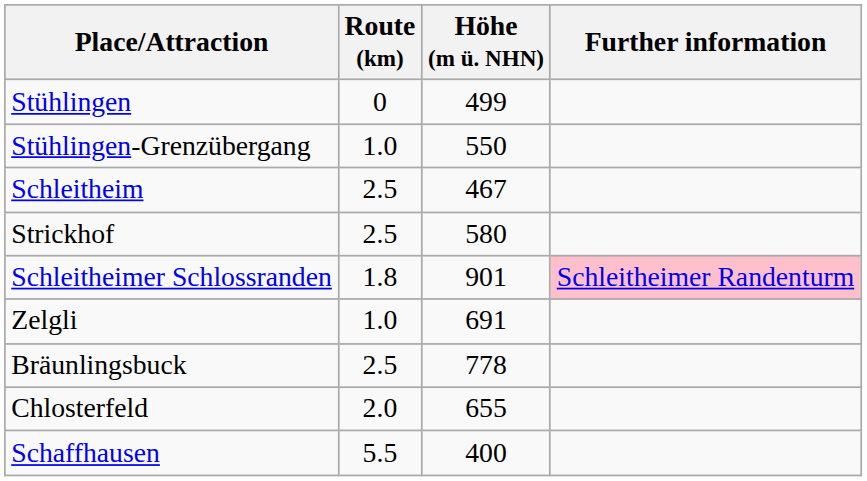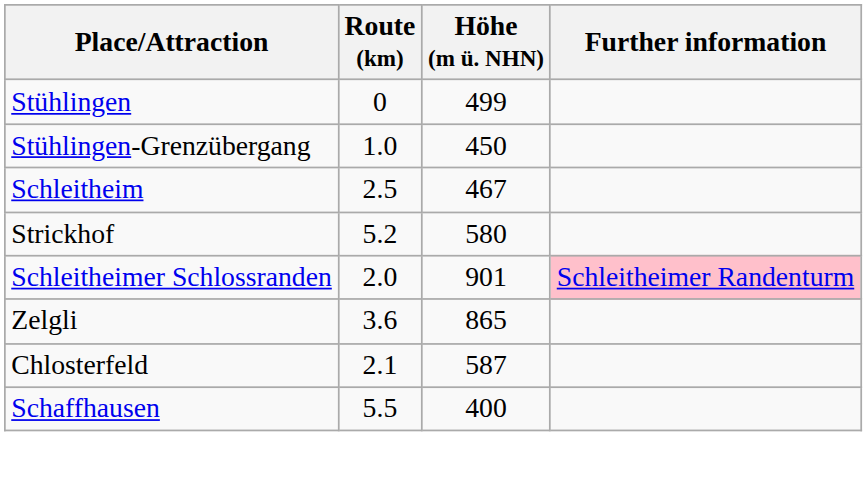(486, 145) 550 -> (486, 145) 450
(380, 233) 2.5 -> (380, 233) 5.2
(380, 277) 1.8 -> (380, 277) 2.0
(380, 320) 1.0 -> (380, 320) 3.6
(486, 320) 691 -> (486, 320) 865
- row: (99, 364)
(380, 408) 2.0 -> (380, 364) 2.1
(486, 408) 655 -> (486, 364) 587
